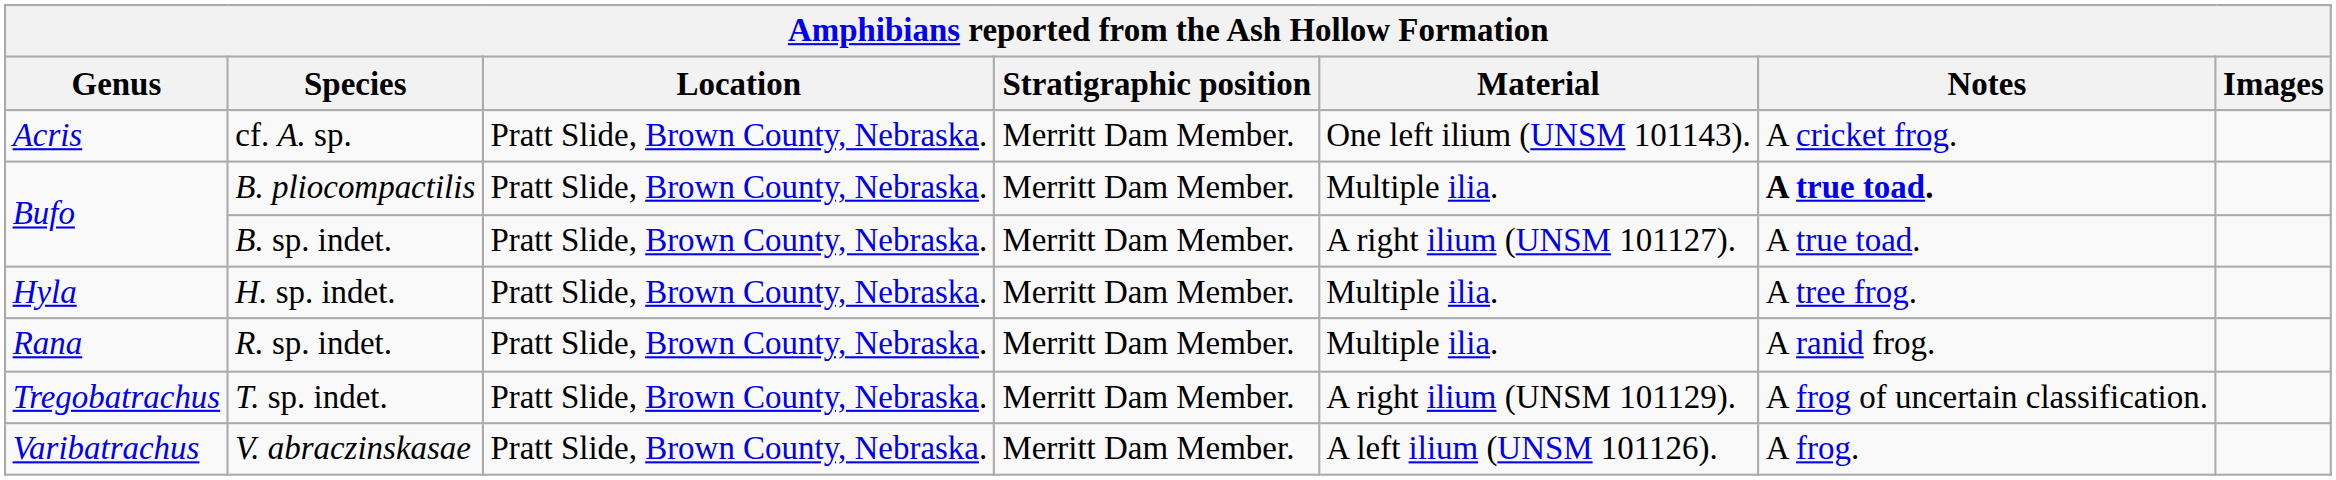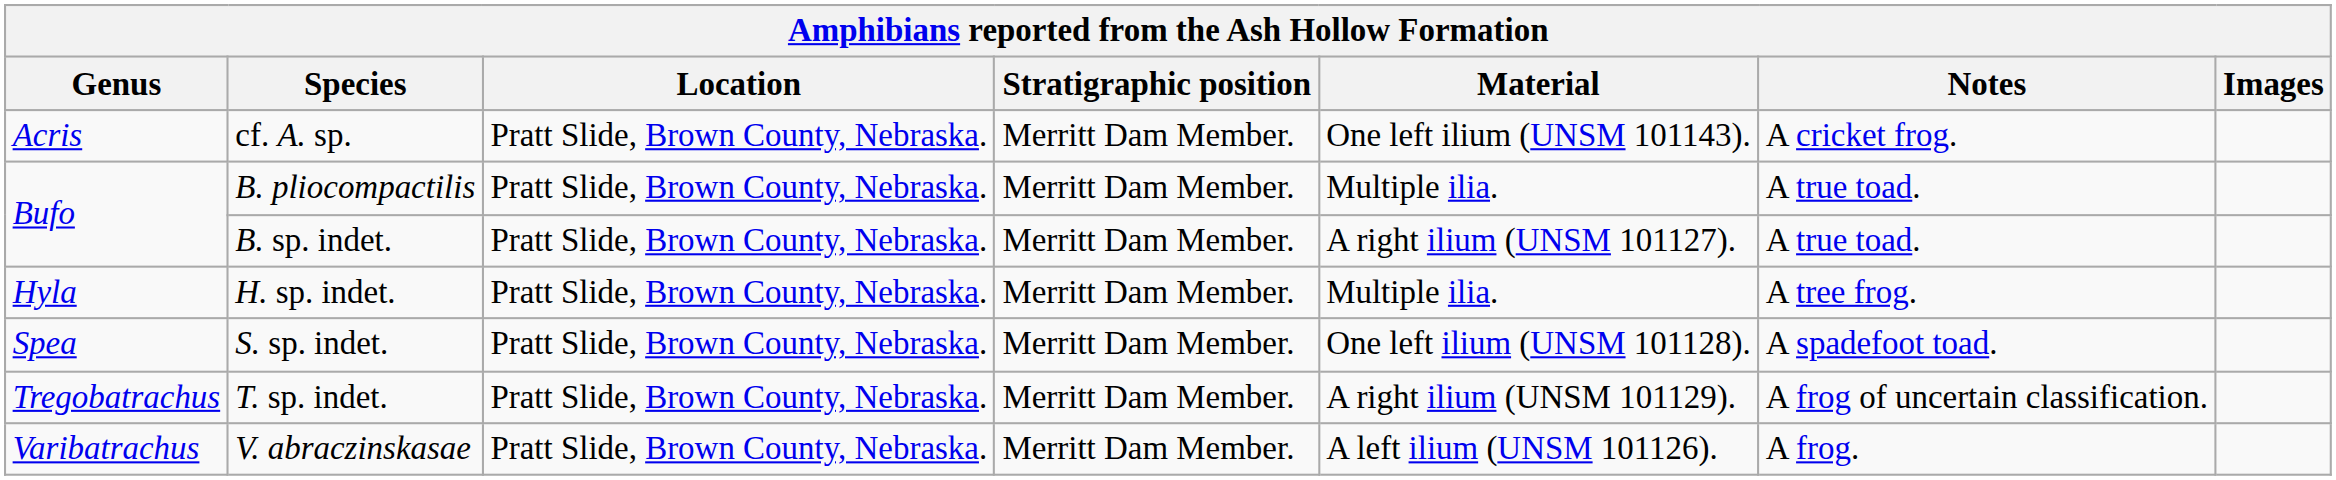(1850, 187) bold -> (1843, 187) normal
- row: (314, 344)
+ row: (312, 344)
